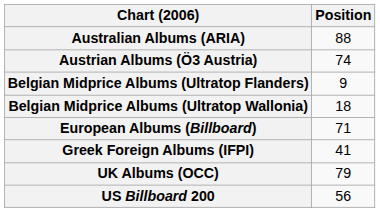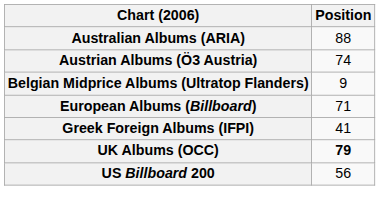- row: (158, 106)
(343, 173) normal -> (343, 151) bold
